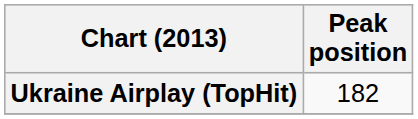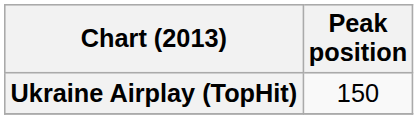(358, 93) 182 -> (358, 93) 150
